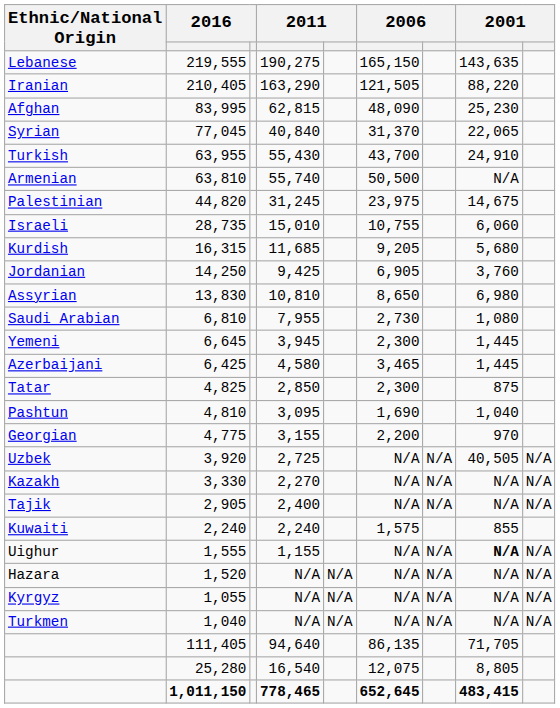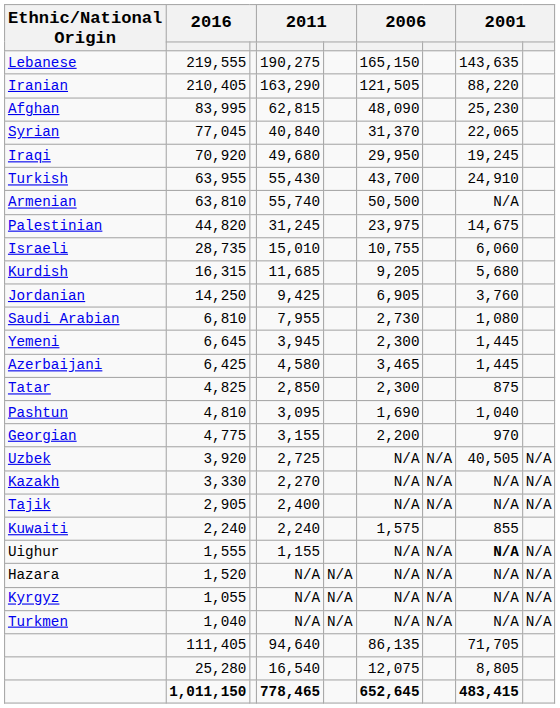+ row: (29, 156)
- row: (42, 296)
